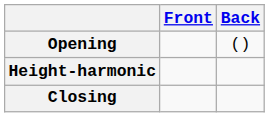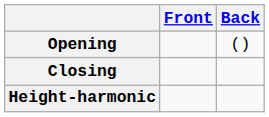rows swapped: (82, 71) <-> (82, 98)
